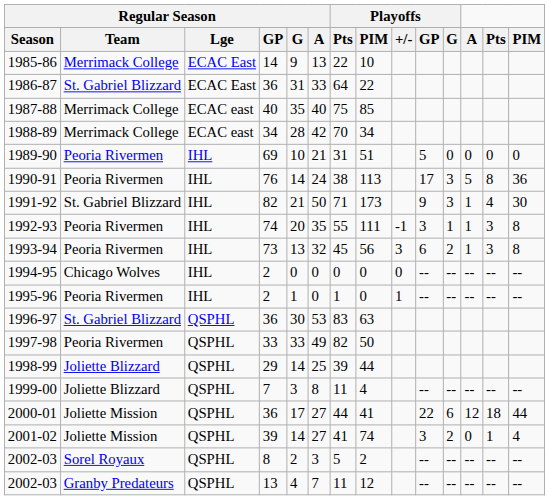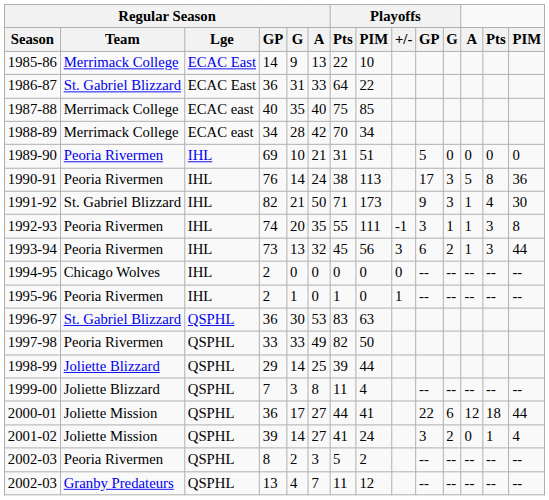(516, 249) 8 -> (520, 249) 44
(367, 436) 74 -> (367, 436) 24
(104, 459) Sorel Royaux -> (113, 459) Peoria Rivermen
